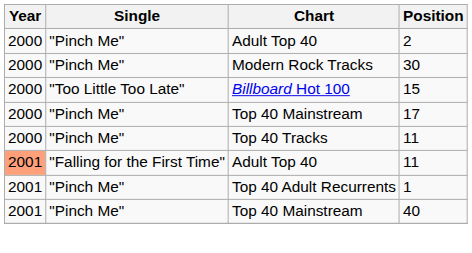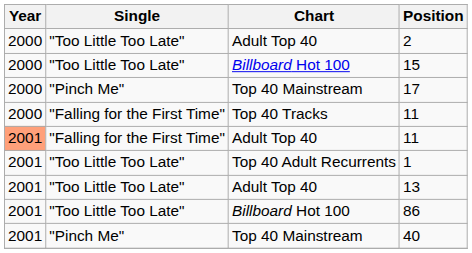(87, 41) "Pinch Me" -> (117, 41) "Too Little Too Late"
- row: (302, 65)
(87, 138) "Pinch Me" -> (137, 114) "Falling for the First Time"
(87, 187) "Pinch Me" -> (117, 162) "Too Little Too Late"
+ row: (275, 187)
+ row: (291, 211)
